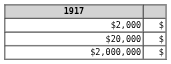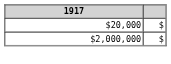- row: (126, 25)
